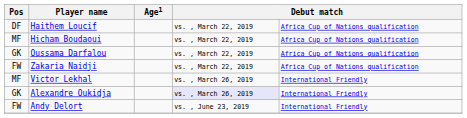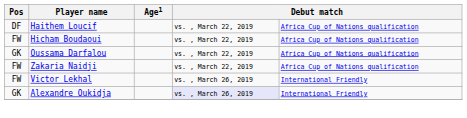(16, 39) MF -> (16, 39) FW
(16, 79) MF -> (16, 79) FW
- row: (57, 106)
